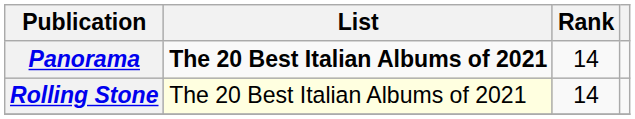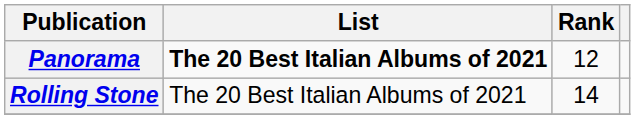(586, 59) 14 -> (586, 59) 12
(348, 95) lightyellow background -> (348, 95) no background
